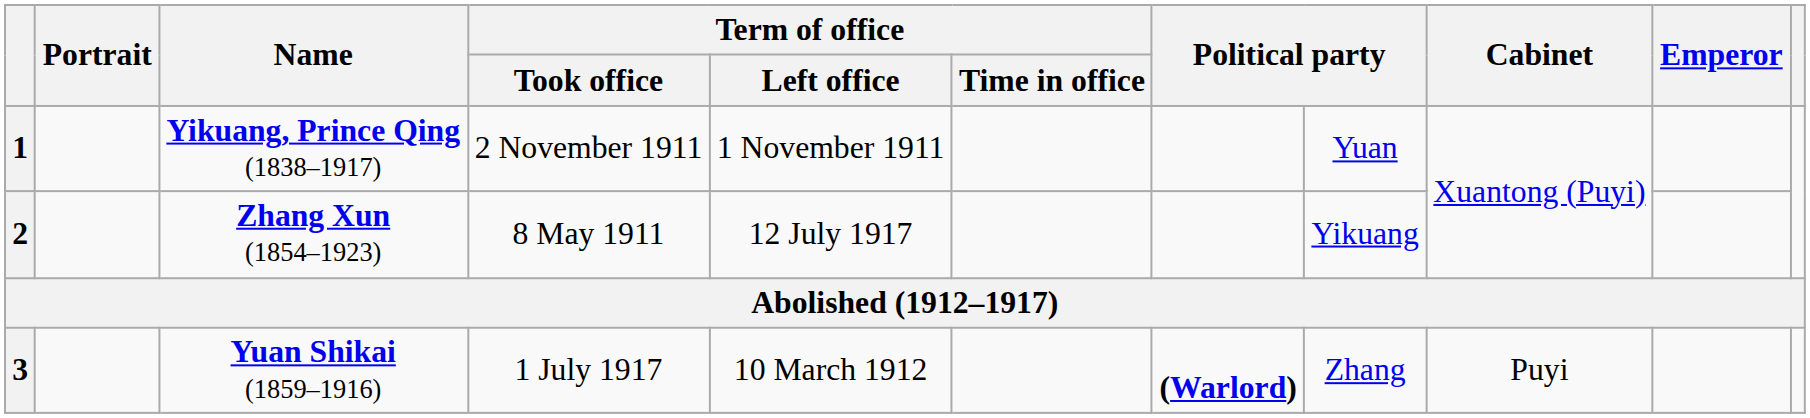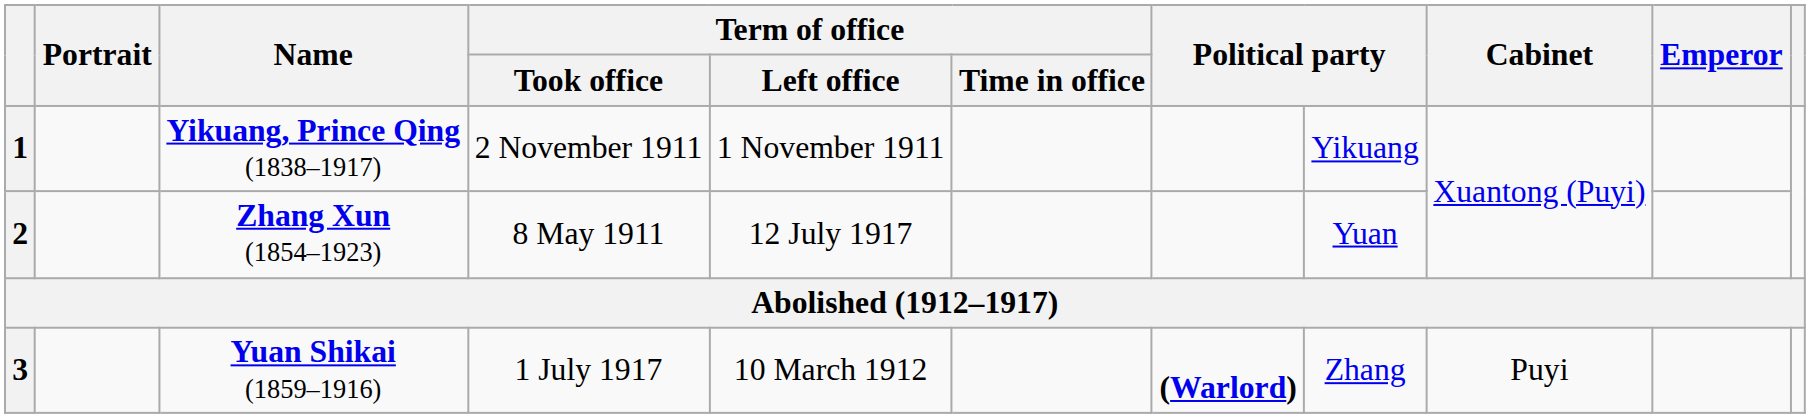(1365, 147) Yuan -> (1365, 147) Yikuang
(1365, 233) Yikuang -> (1365, 233) Yuan
